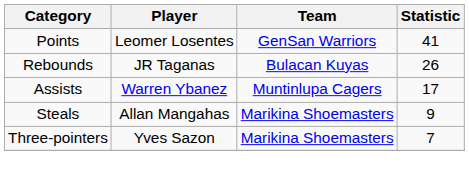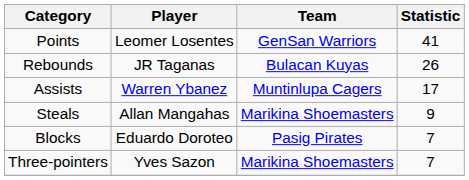+ row: (58, 138)
